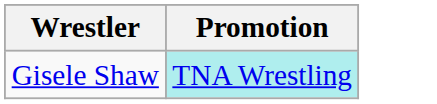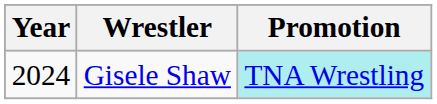+ column: (41, 27)
